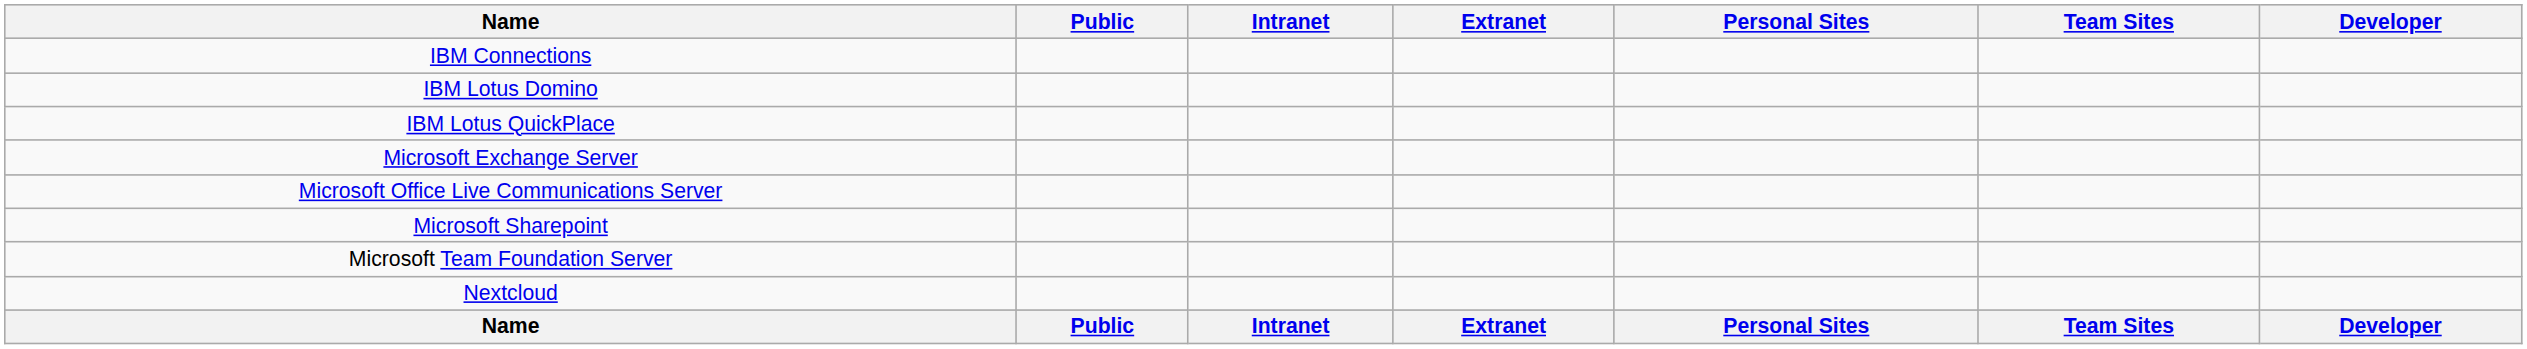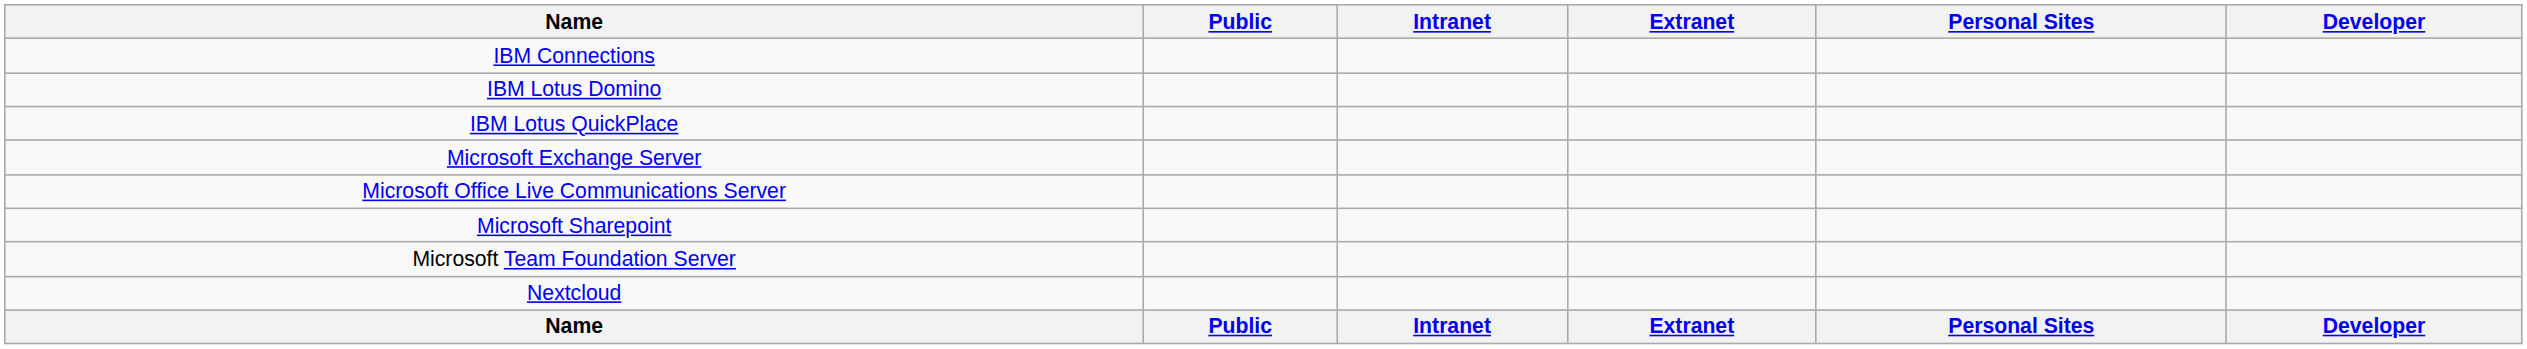- column: (2119, 22)
